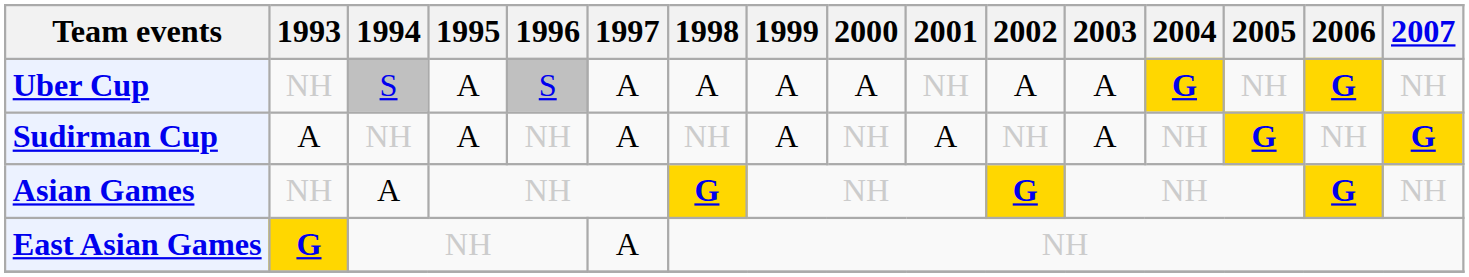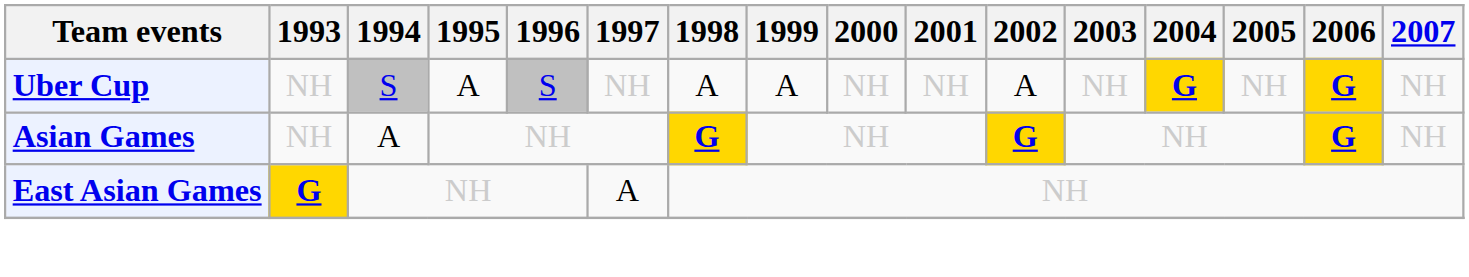(627, 84) A -> (627, 84) NH
(866, 84) A -> (866, 84) NH
(1105, 84) A -> (1105, 84) NH
- row: (115, 137)
